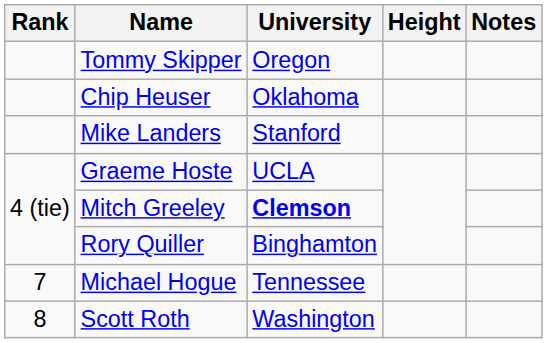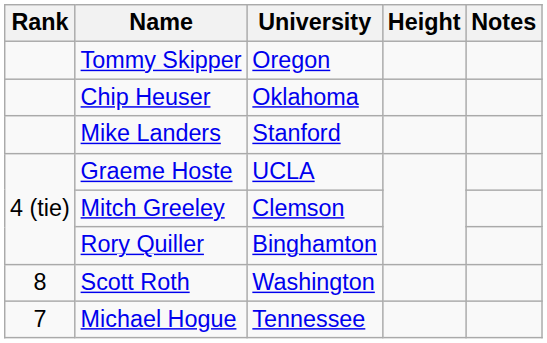(302, 208) bold -> (298, 208) normal
rows swapped: (159, 282) <-> (135, 319)
